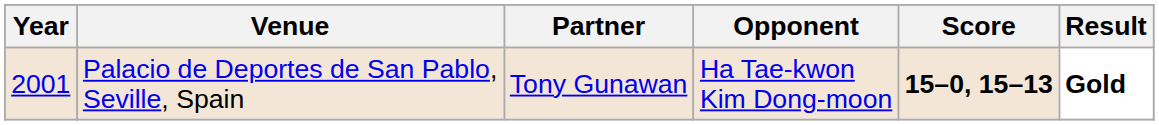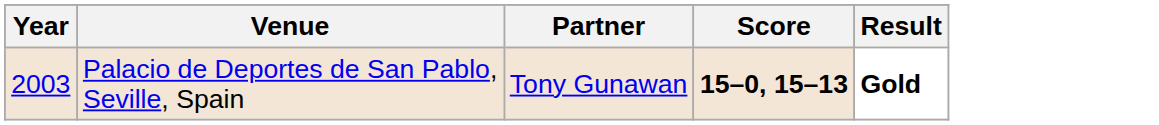- column: (796, 26)
(41, 83) 2001 -> (41, 83) 2003
